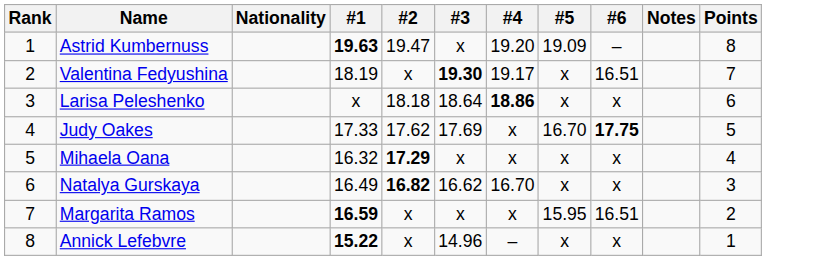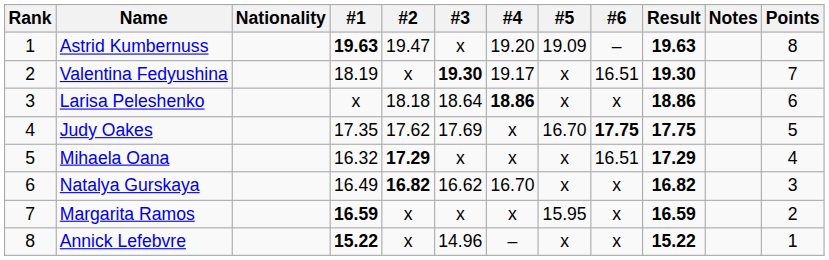+ column: (674, 18)
(356, 130) 17.33 -> (356, 130) 17.35
(617, 158) x -> (617, 158) 16.51
(617, 213) 16.51 -> (617, 213) x
